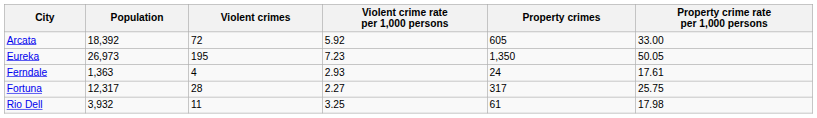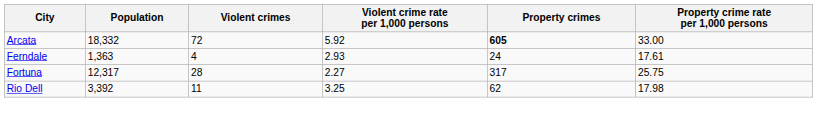(103, 40) 18,392 -> (103, 40) 18,332
(498, 40) normal -> (498, 40) bold
- row: (23, 56)
(100, 105) 3,932 -> (100, 89) 3,392
(495, 105) 61 -> (495, 89) 62
